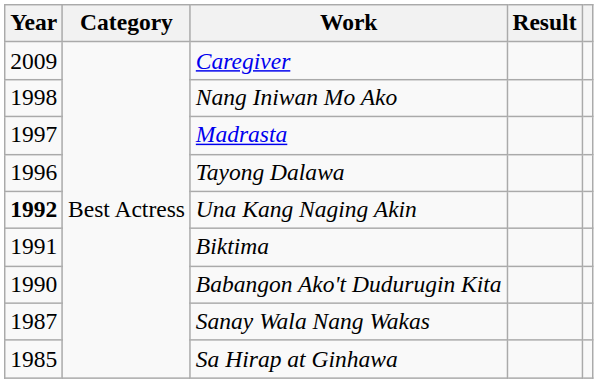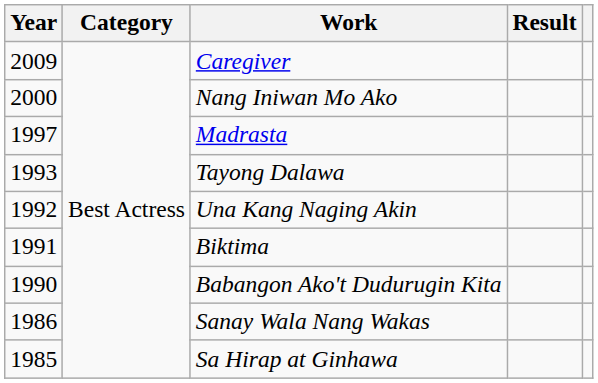(34, 97) 1998 -> (34, 97) 2000
(34, 172) 1996 -> (34, 172) 1993
(34, 209) bold -> (34, 209) normal
(34, 321) 1987 -> (34, 321) 1986
